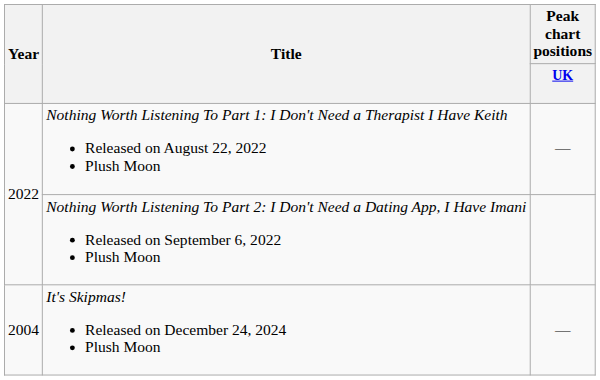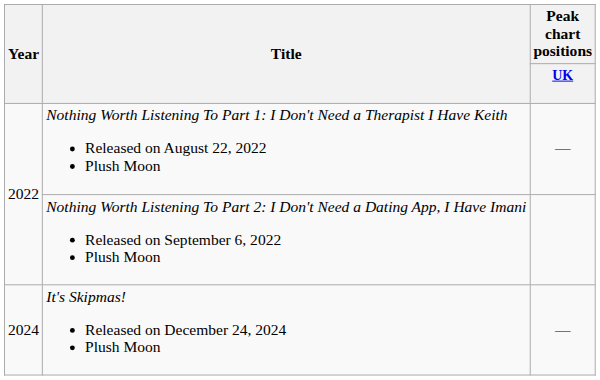(24, 329) 2004 -> (24, 329) 2024
